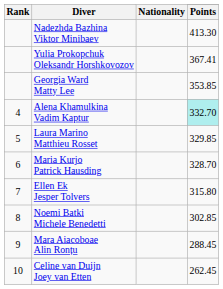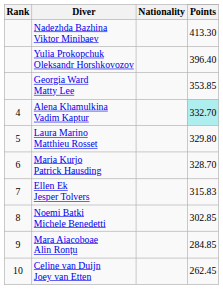(203, 59) 367.41 -> (203, 59) 396.40
(203, 139) 329.85 -> (203, 139) 329.80
(203, 191) 315.80 -> (203, 191) 315.83
(203, 244) 288.45 -> (203, 244) 284.85
